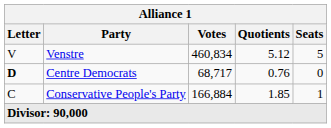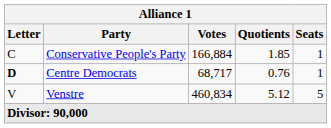rows swapped: (116, 93) <-> (65, 53)
(320, 73) 0 -> (320, 73) 1
